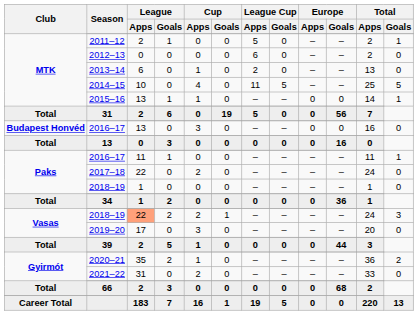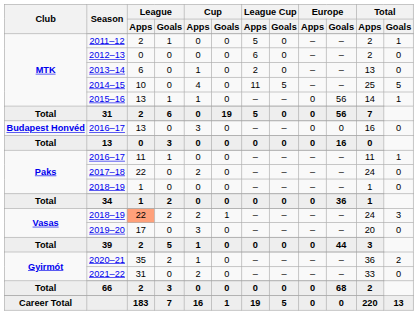(341, 99) 0 -> (341, 99) 56
